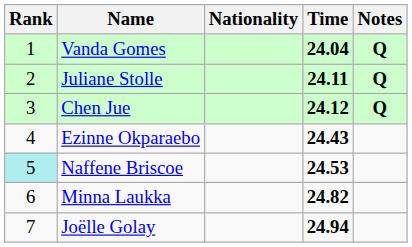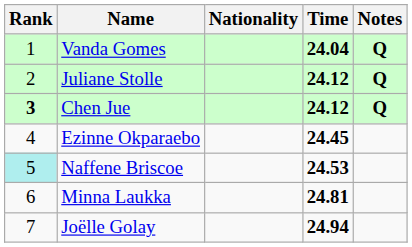(328, 78) 24.11 -> (328, 78) 24.12
(31, 108) normal -> (31, 108) bold
(328, 138) 24.43 -> (328, 138) 24.45
(328, 197) 24.82 -> (328, 197) 24.81
